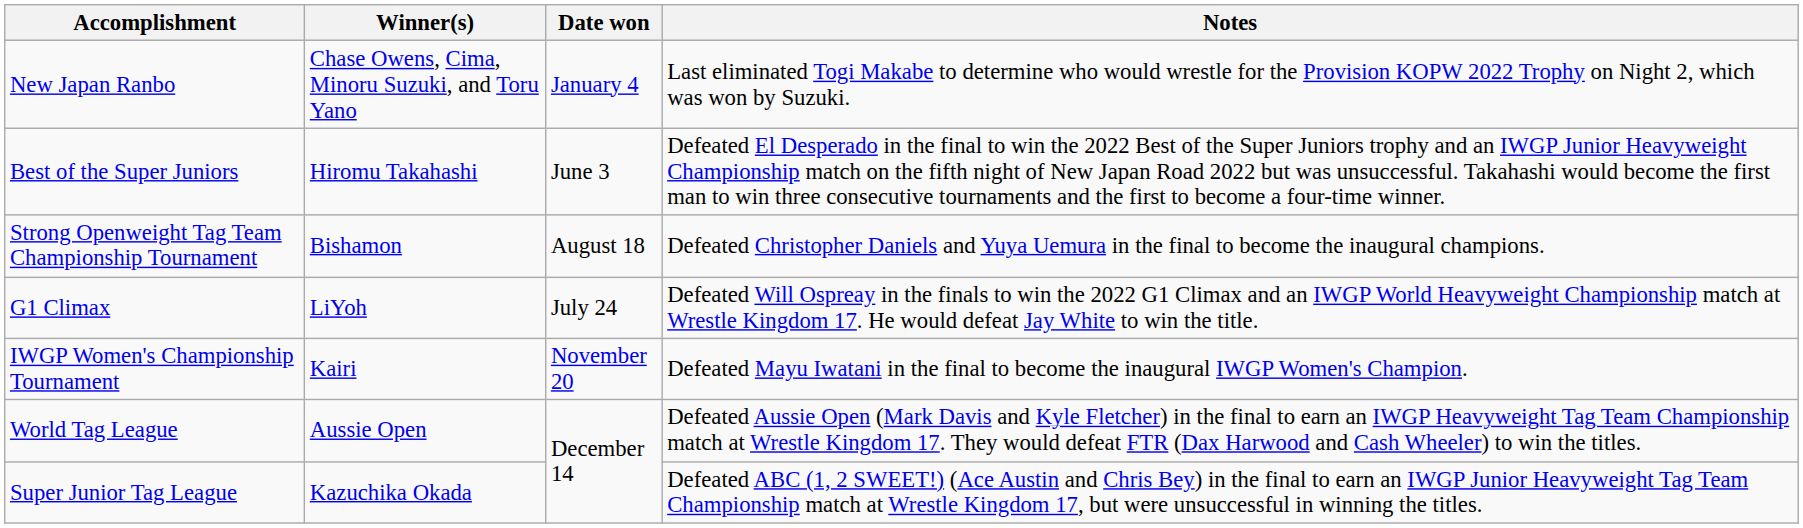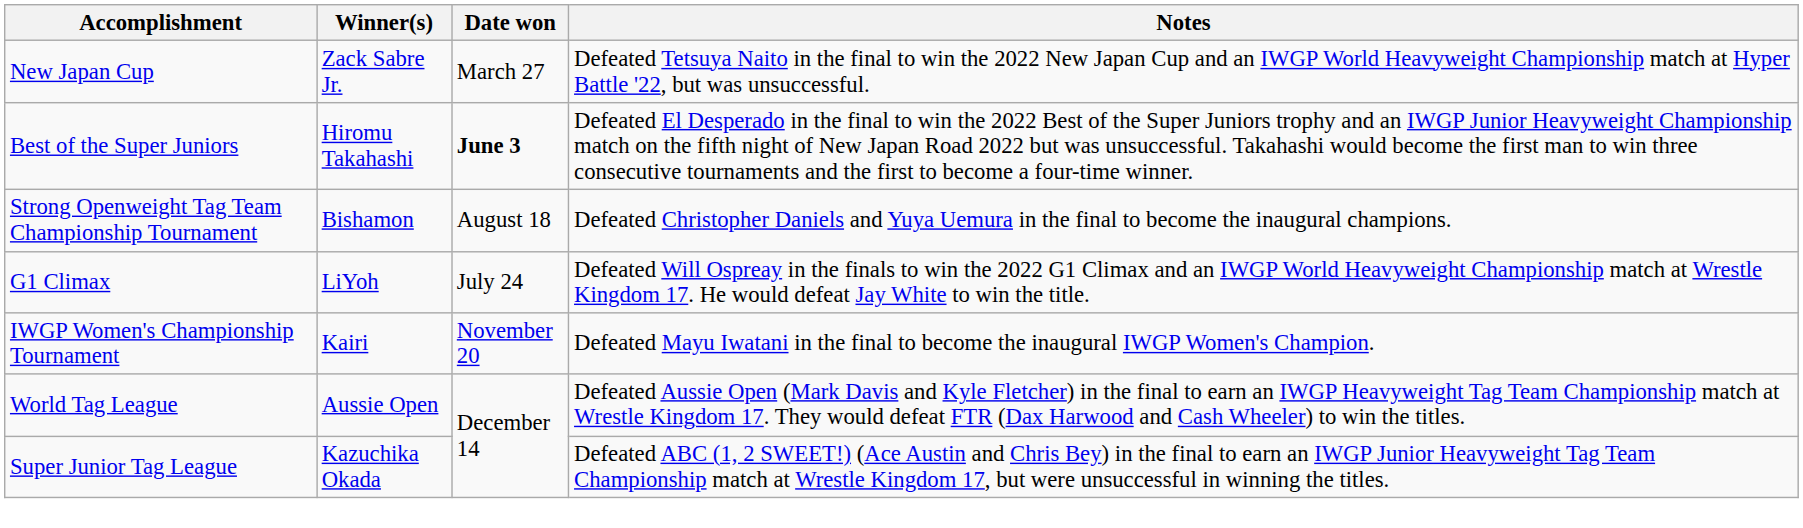- row: (93, 84)
+ row: (82, 71)
(580, 171) normal -> (489, 145) bold
